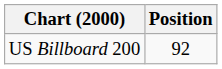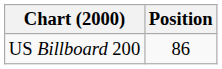(181, 48) 92 -> (181, 48) 86
